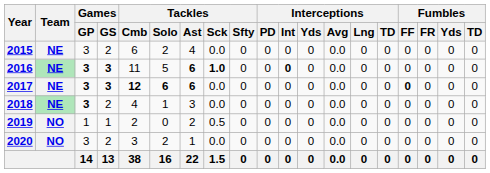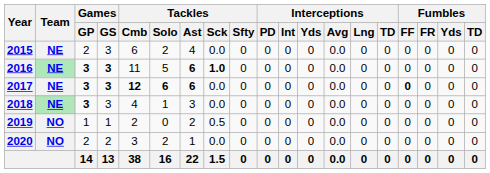(86, 50) 3 -> (86, 50) 2
(108, 50) 2 -> (108, 50) 3
(288, 68) bold -> (288, 68) normal
(108, 104) 2 -> (108, 104) 3
(86, 141) 3 -> (86, 141) 2
